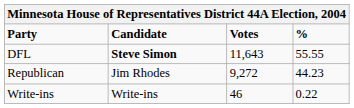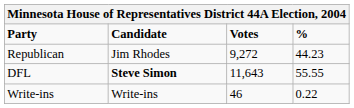rows swapped: (19, 53) <-> (36, 73)
